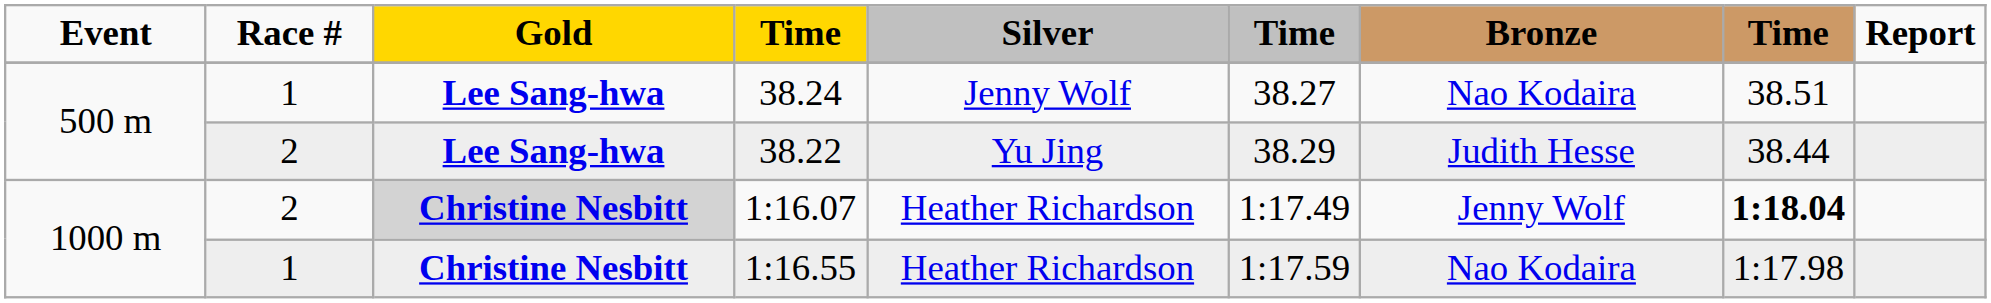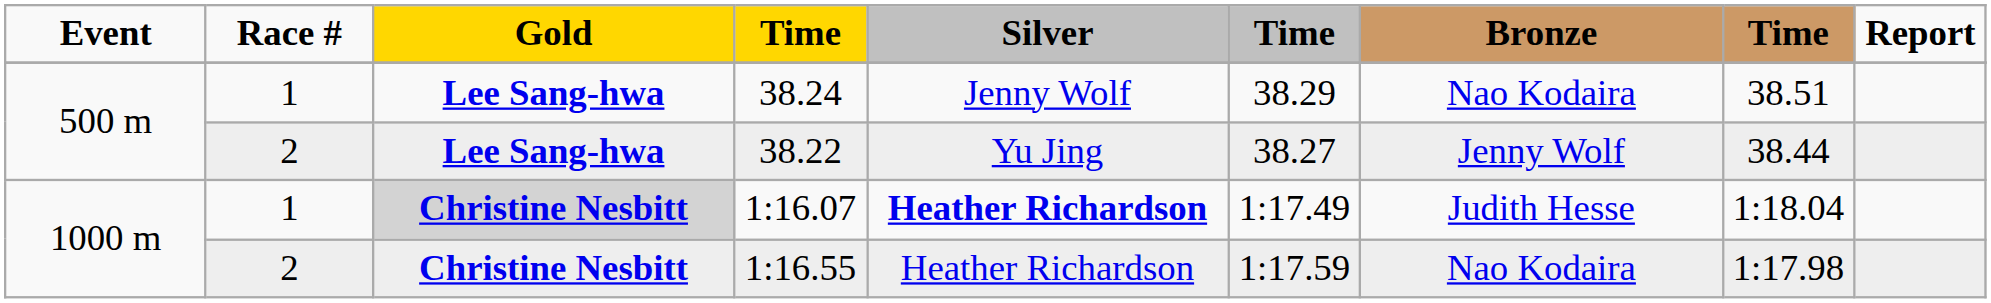(1294, 92) 38.27 -> (1294, 92) 38.29
(1294, 150) 38.29 -> (1294, 150) 38.27
(1541, 150) Judith Hesse -> (1541, 150) Jenny Wolf
(289, 208) 2 -> (289, 208) 1
(1047, 208) normal -> (1047, 208) bold
(1541, 208) Jenny Wolf -> (1541, 208) Judith Hesse
(1788, 208) bold -> (1788, 208) normal
(289, 267) 1 -> (289, 267) 2
